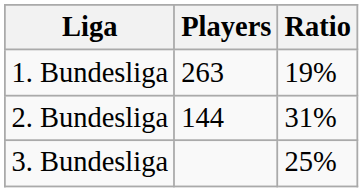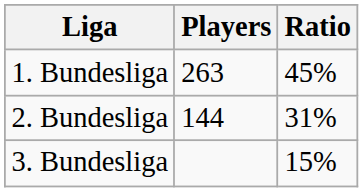(311, 72) 19% -> (311, 72) 45%
(311, 162) 25% -> (311, 162) 15%
